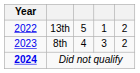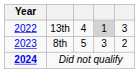(84, 28) 5 -> (84, 28) 4
(104, 28) no background -> (104, 28) lightgrey background
(124, 28) 2 -> (124, 28) 3
(84, 44) 4 -> (84, 44) 5
